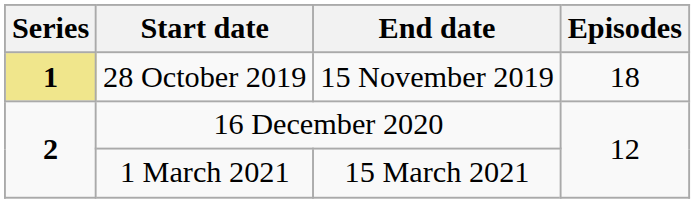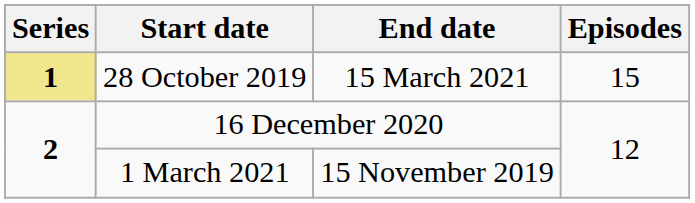(437, 76) 15 November 2019 -> (437, 76) 15 March 2021
(625, 76) 18 -> (625, 76) 15
(437, 172) 15 March 2021 -> (437, 172) 15 November 2019
